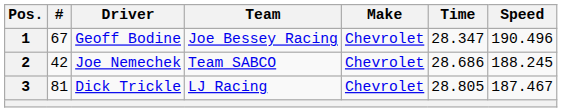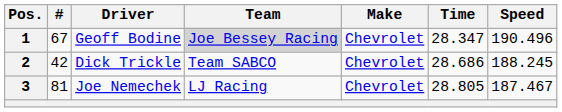(263, 41) no background -> (263, 41) lightgrey background
(128, 64) Joe Nemechek -> (128, 64) Dick Trickle
(128, 88) Dick Trickle -> (128, 88) Joe Nemechek
